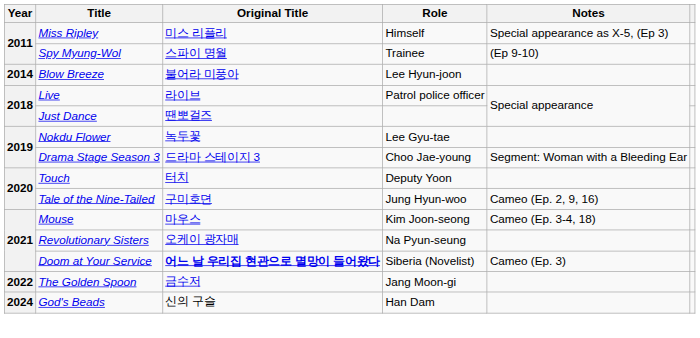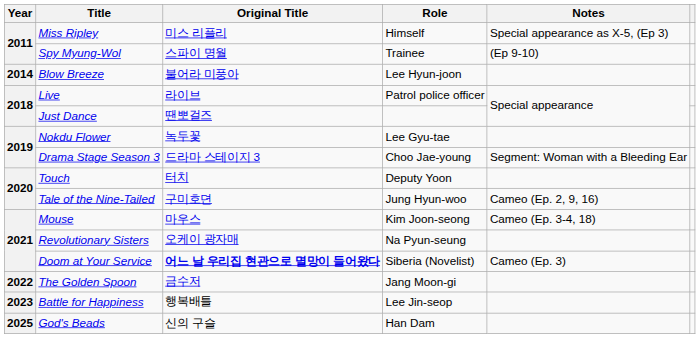+ row: (91, 302)
(20, 302) 2024 -> (20, 323) 2025
